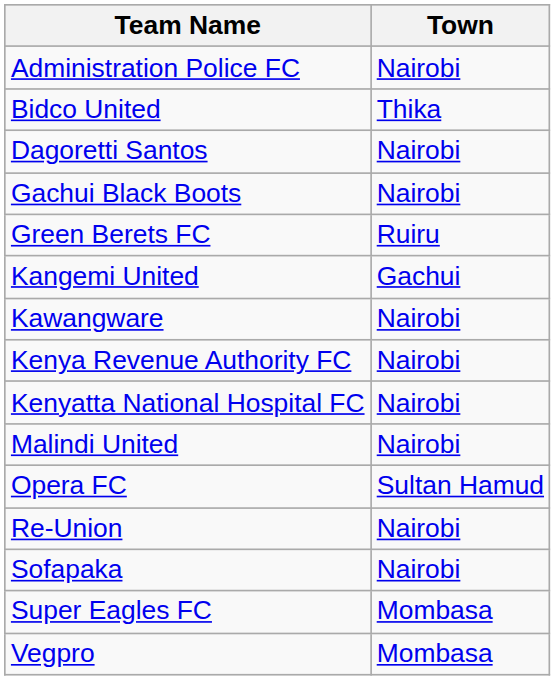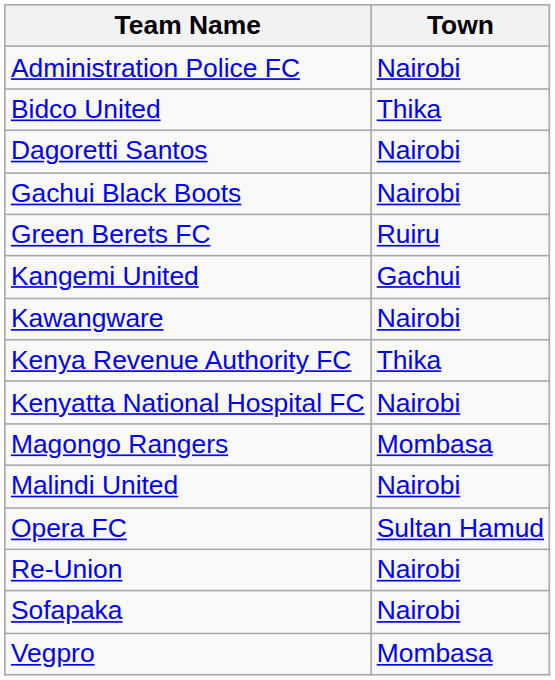(419, 360) Nairobi -> (409, 360) Thika
+ row: (120, 444)
- row: (111, 611)
